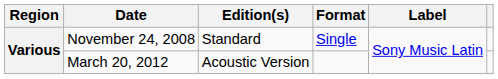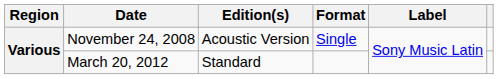(231, 39) Standard -> (256, 39) Acoustic Version
(256, 62) Acoustic Version -> (231, 62) Standard
